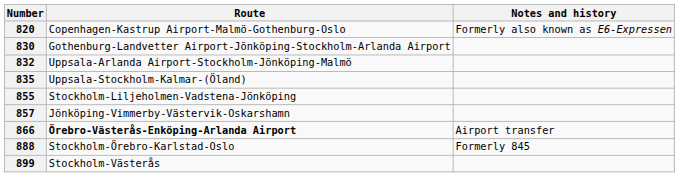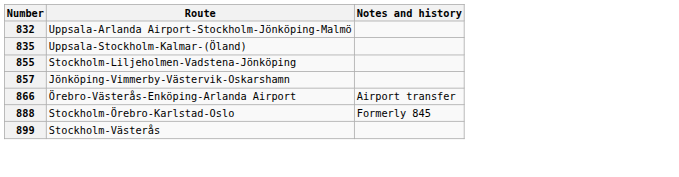- row: (25, 30)
- row: (25, 46)
(172, 130) bold -> (172, 96) normal
